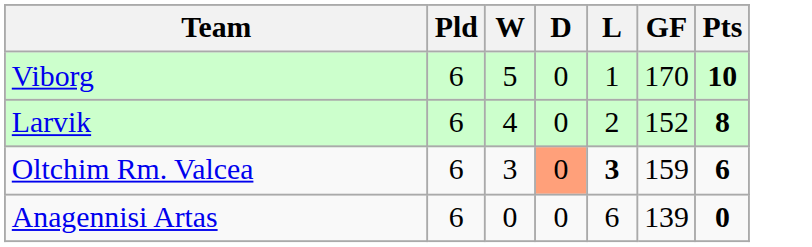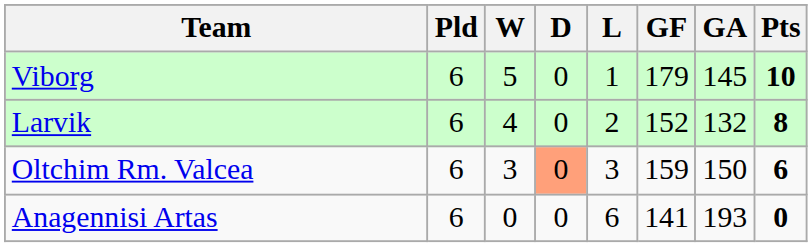+ column: (725, 28)
(667, 75) 170 -> (667, 75) 179
(612, 169) bold -> (612, 169) normal
(667, 216) 139 -> (667, 216) 141
